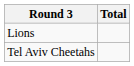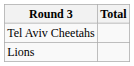rows swapped: (51, 52) <-> (21, 33)
